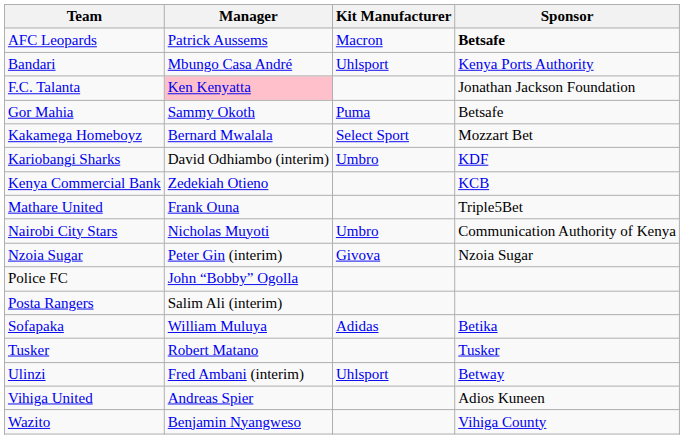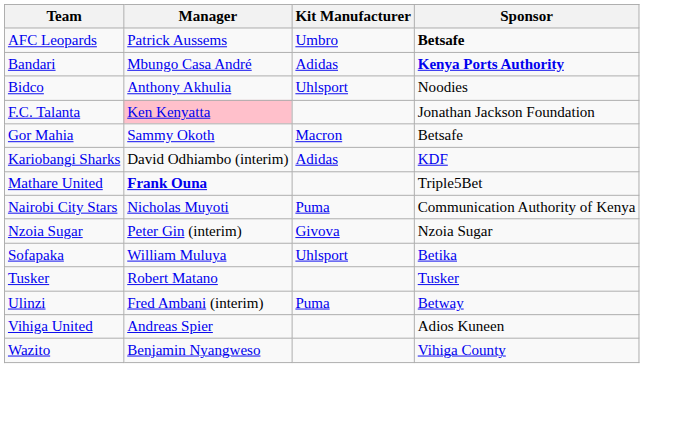(359, 40) Macron -> (317, 40) Umbro
(362, 64) Uhlsport -> (317, 64) Adidas
(526, 64) normal -> (491, 64) bold
+ row: (26, 87)
(353, 111) Puma -> (319, 135) Macron
- row: (75, 135)
(357, 159) Umbro -> (317, 159) Adidas
- row: (84, 183)
(203, 207) normal -> (167, 183) bold
(357, 231) Umbro -> (313, 207) Puma
- row: (38, 278)
- row: (51, 302)
(357, 326) Adidas -> (322, 254) Uhlsport
(362, 374) Uhlsport -> (313, 302) Puma
